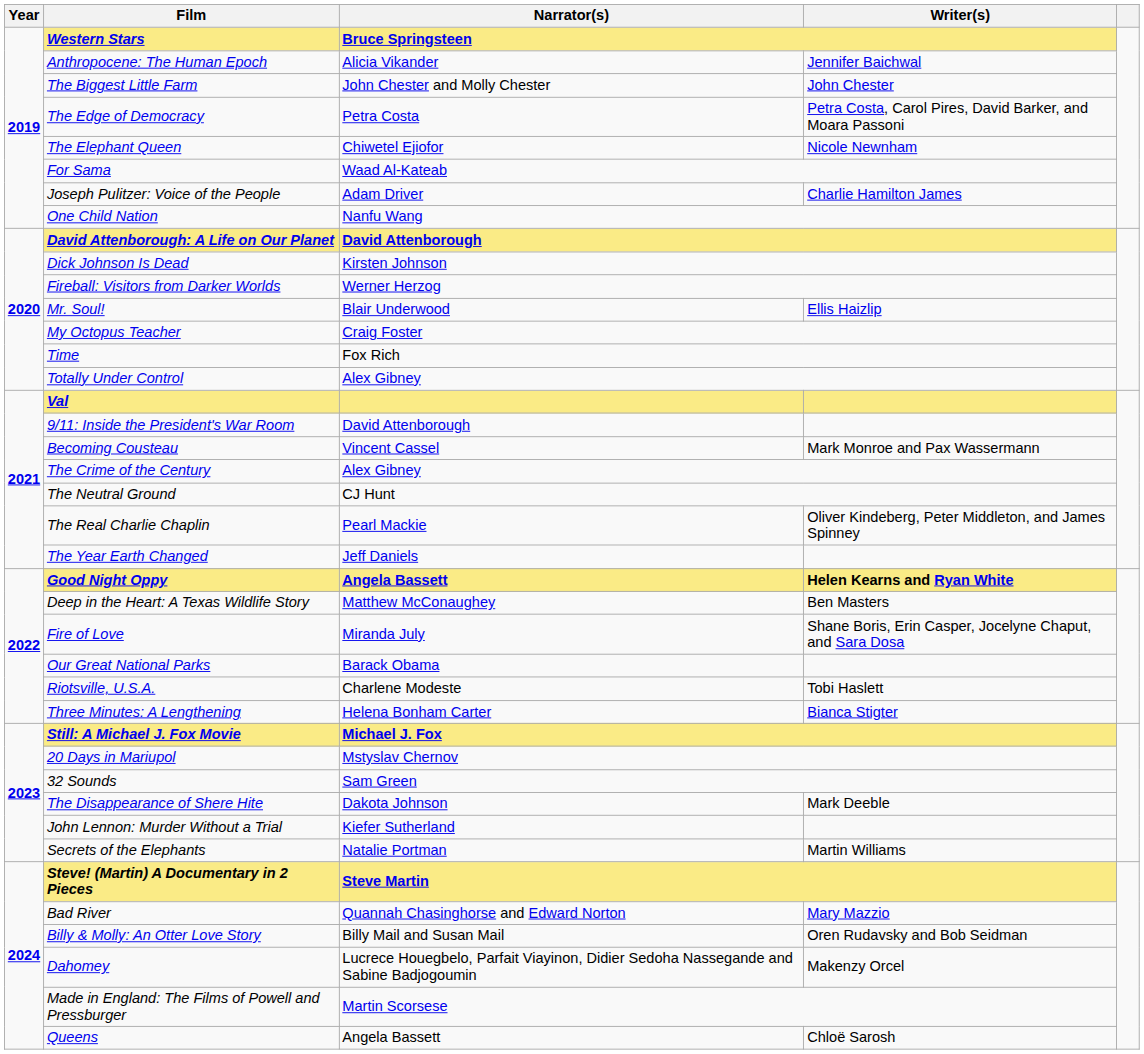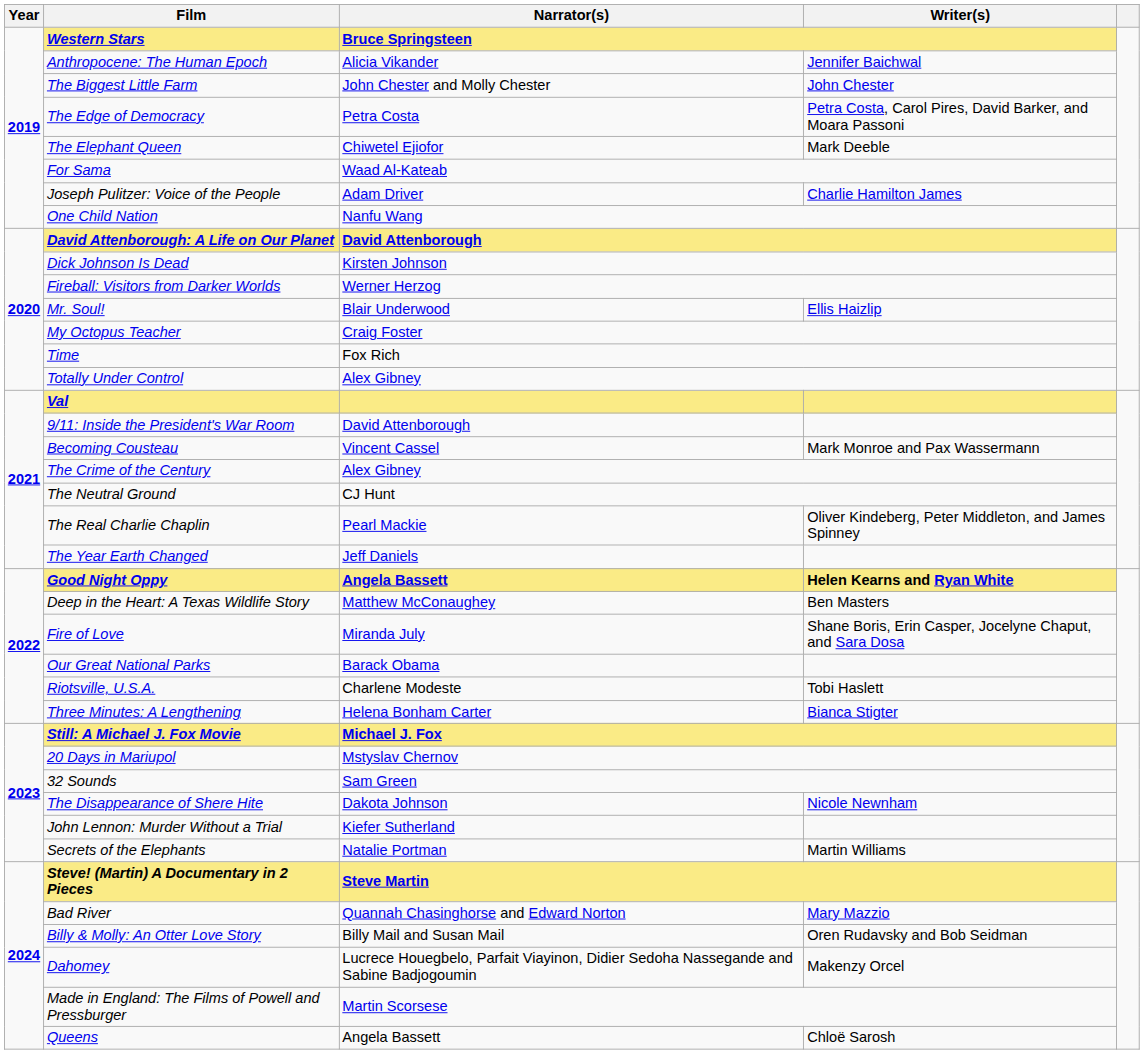(862, 147) Nicole Newnham -> (848, 147) Mark Deeble
(848, 804) Mark Deeble -> (862, 804) Nicole Newnham
